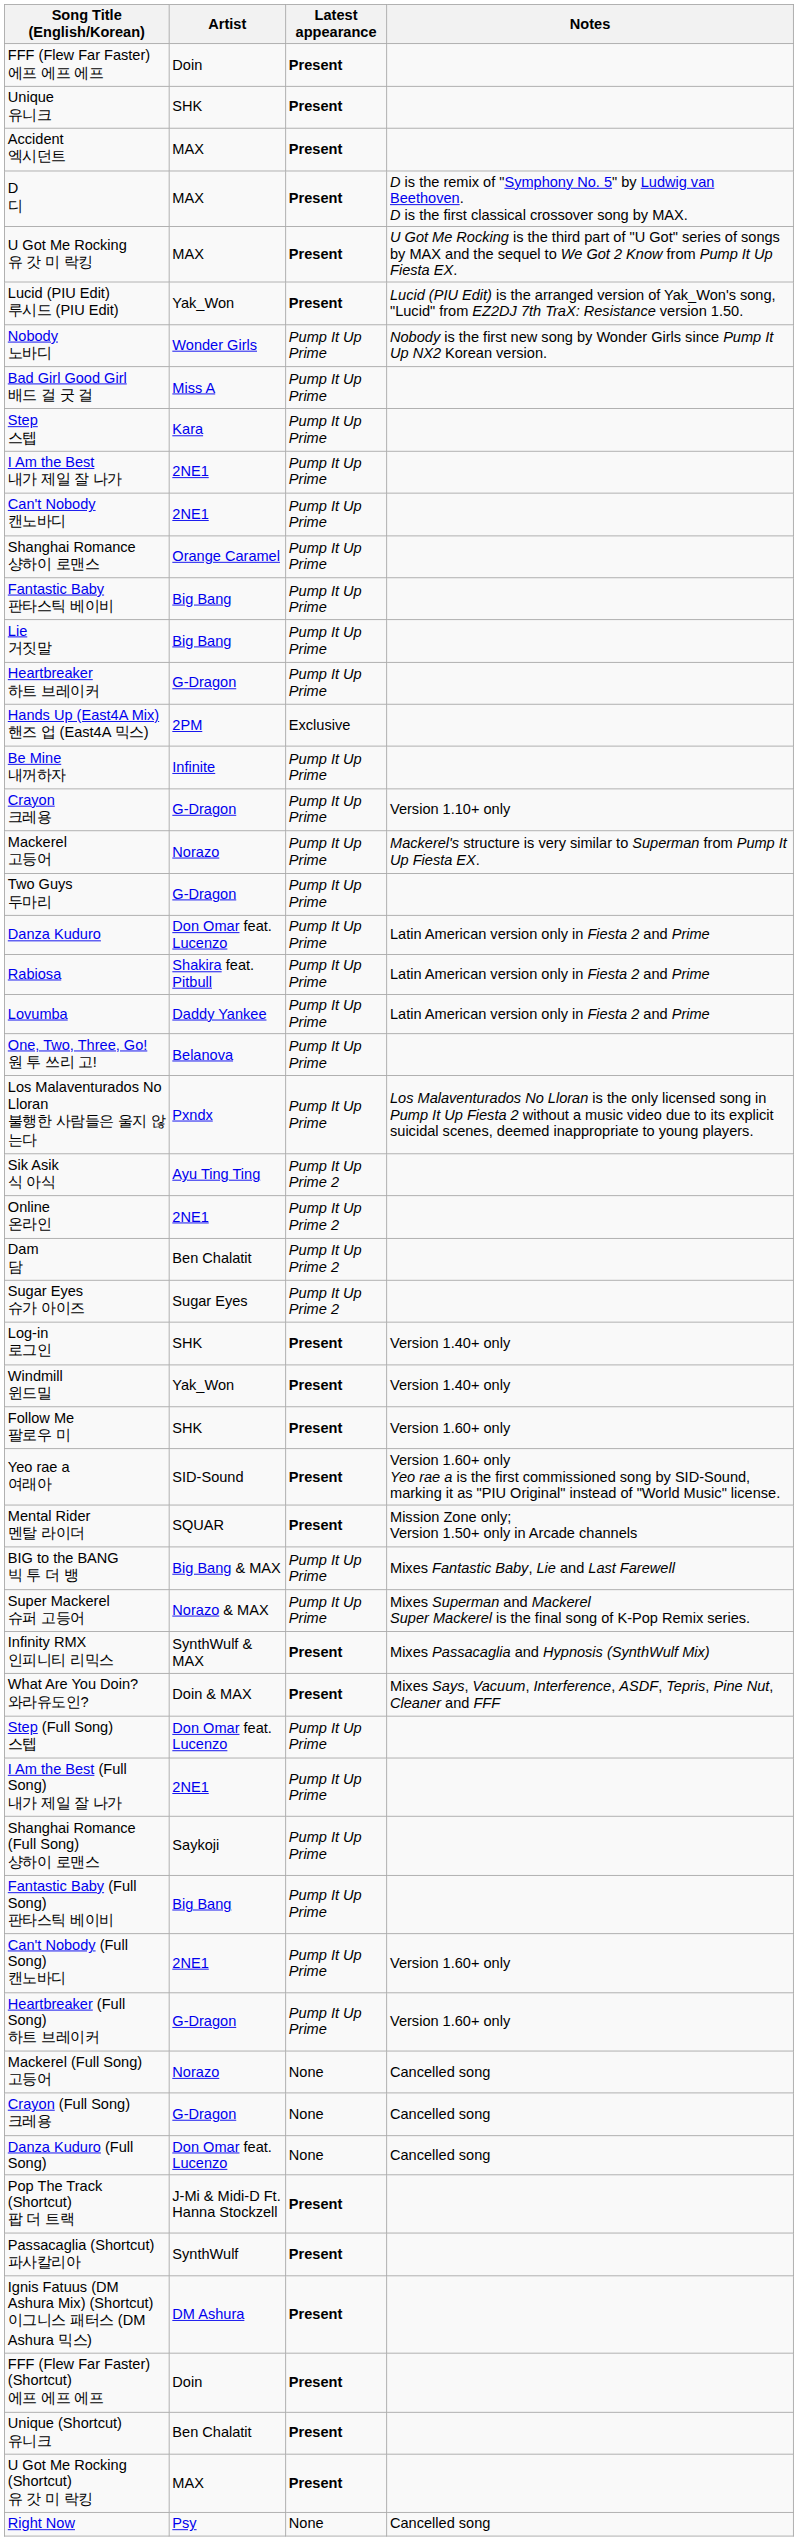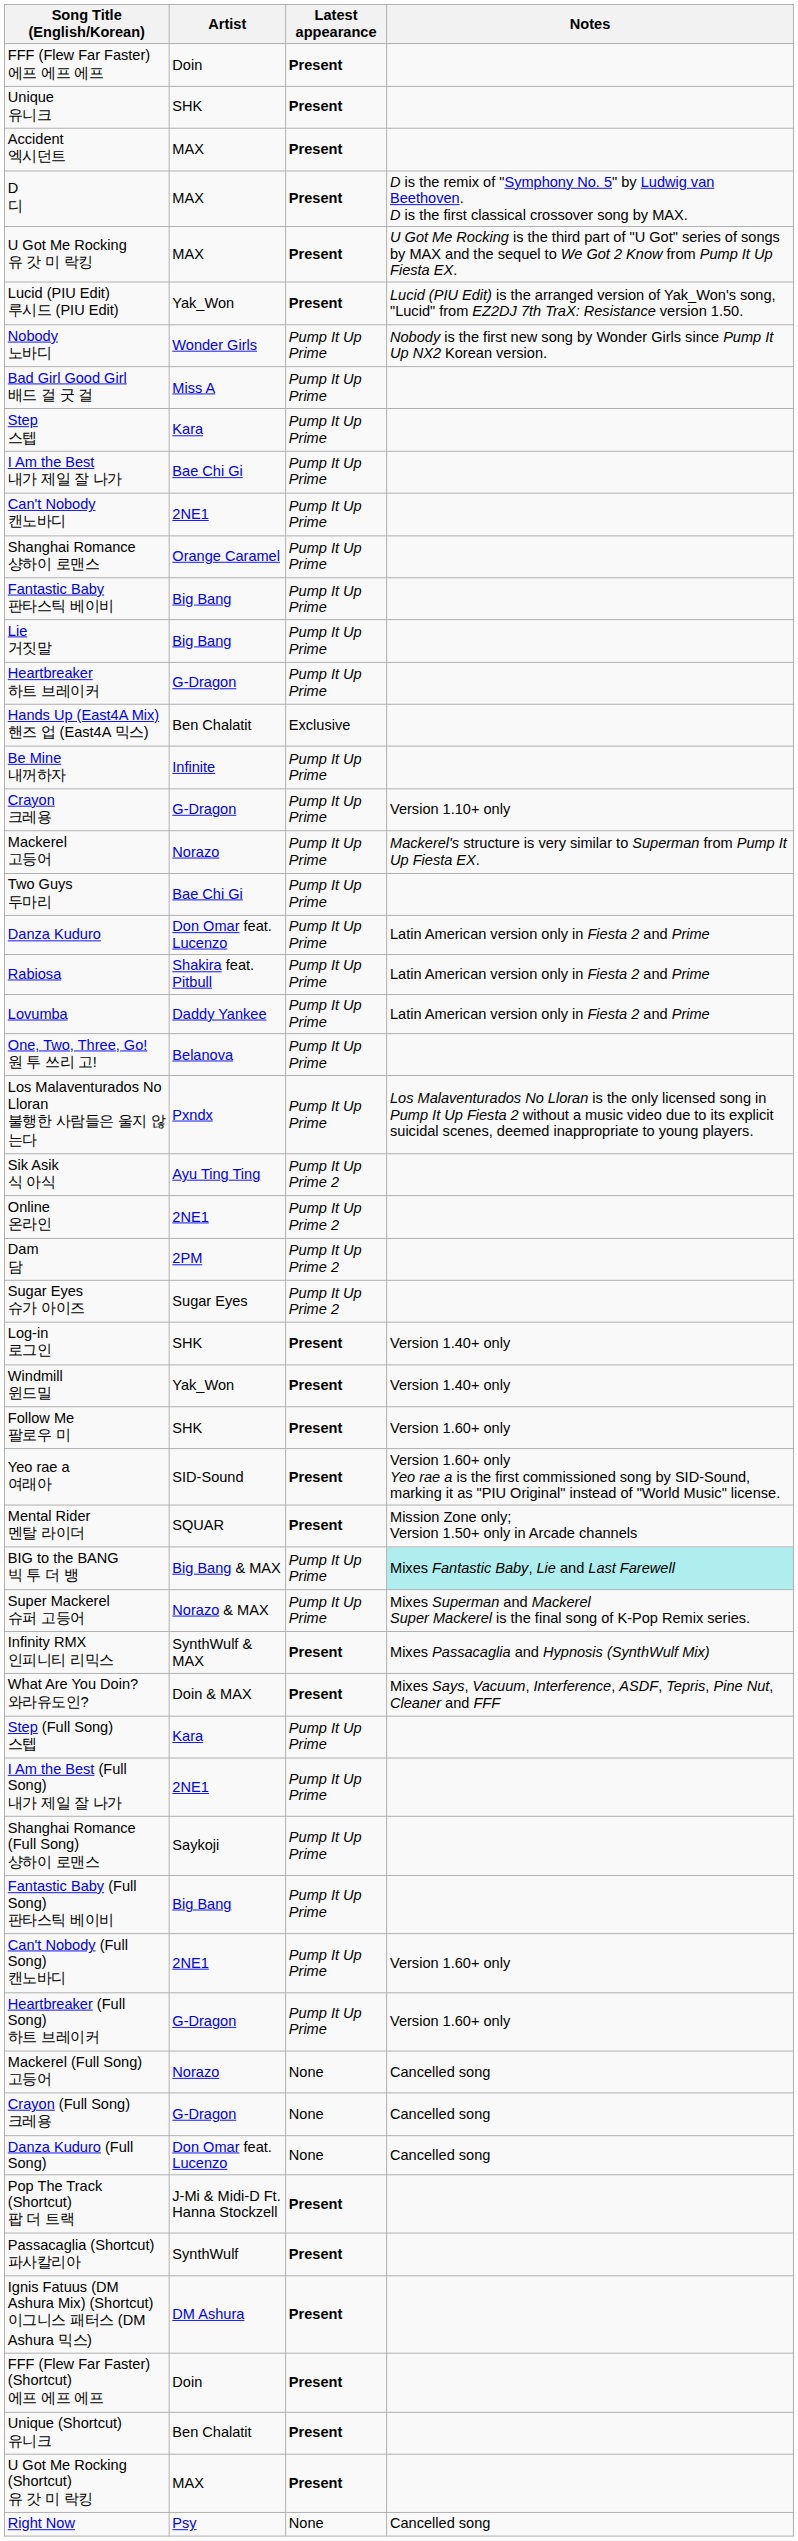(191, 472) 2NE1 -> (208, 472) Bae Chi Gi
(187, 725) 2PM -> (212, 725) Ben Chalatit
(204, 894) G-Dragon -> (208, 894) Bae Chi Gi
(212, 1259) Ben Chalatit -> (187, 1259) 2PM
(532, 1568) no background -> (532, 1568) paleturquoise background
(222, 1736) Don Omar feat. Lucenzo -> (188, 1736) Kara
